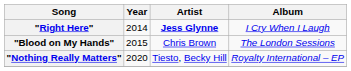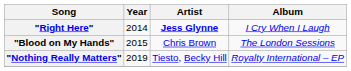(137, 58) 2020 -> (137, 58) 2019
